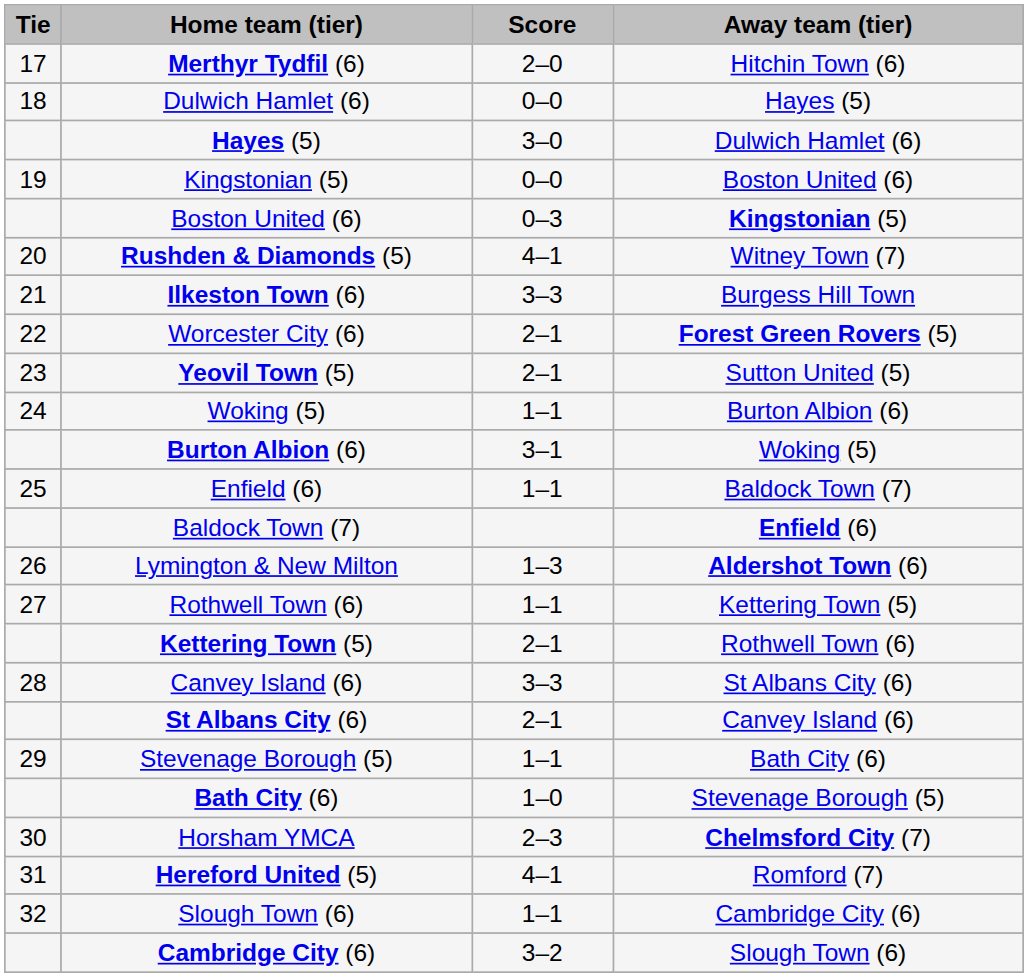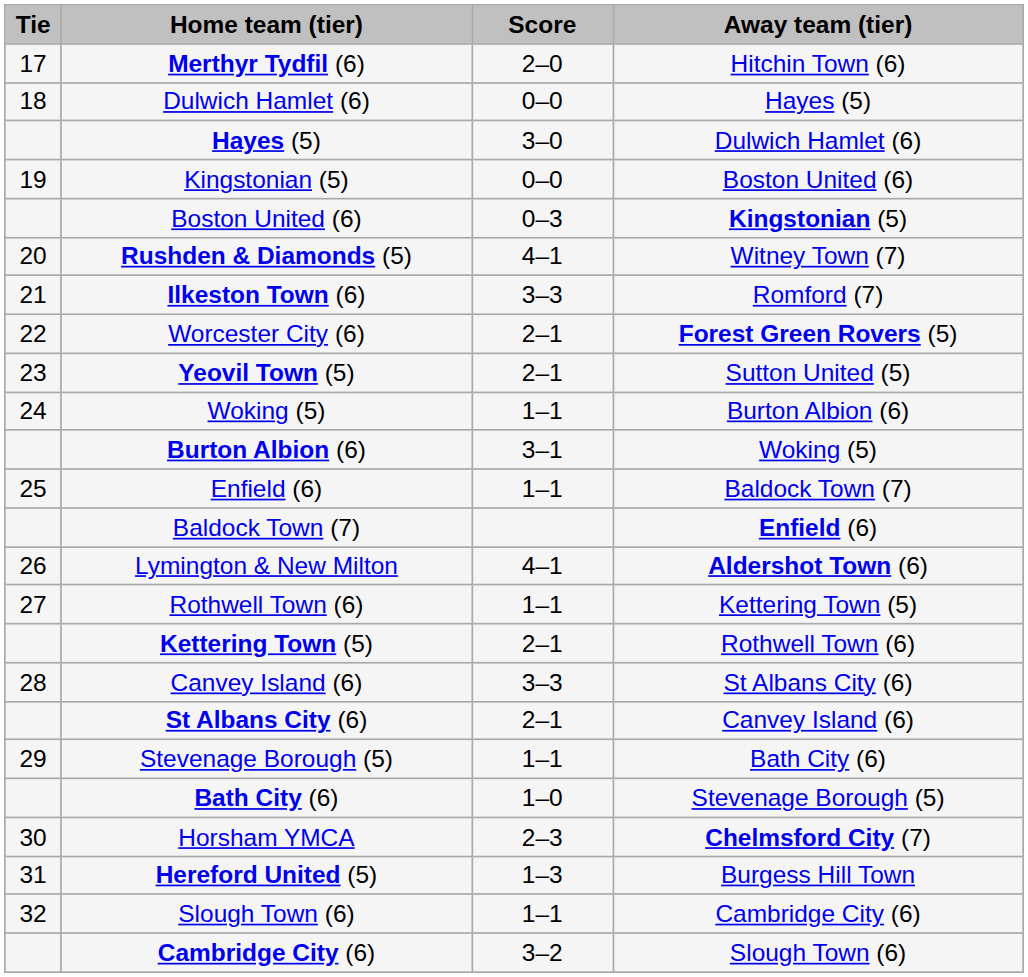(818, 295) Burgess Hill Town -> (818, 295) Romford (7)
(542, 566) 1–3 -> (542, 566) 4–1
(542, 875) 4–1 -> (542, 875) 1–3
(818, 875) Romford (7) -> (818, 875) Burgess Hill Town
